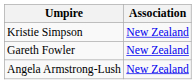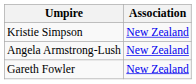rows swapped: (64, 69) <-> (41, 50)
